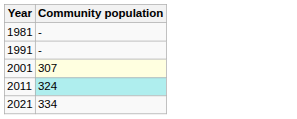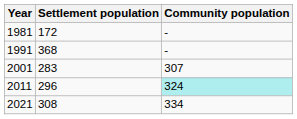+ column: (98, 13)
(48, 68) lightyellow background -> (174, 68) no background
